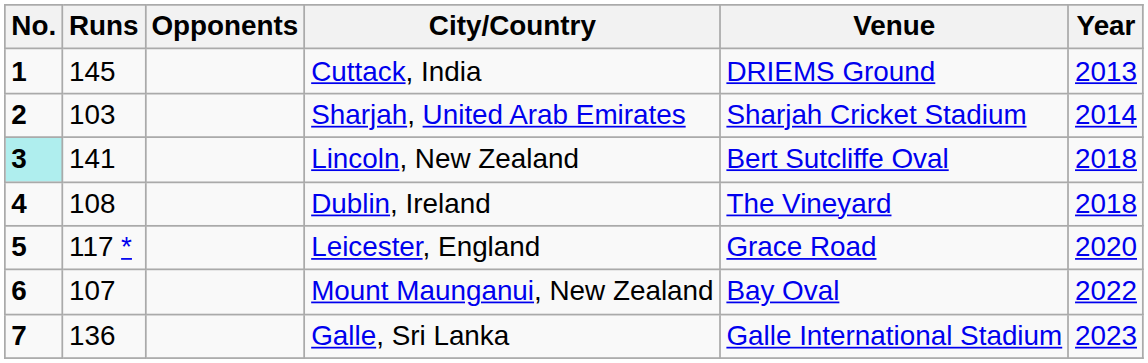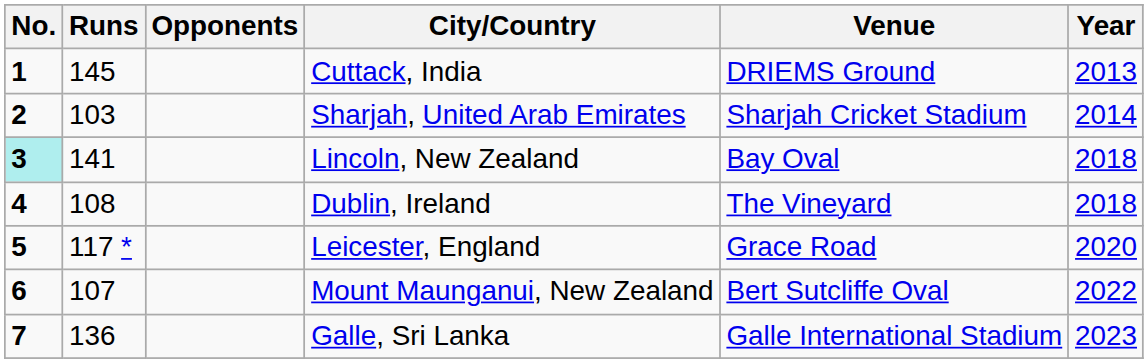(838, 159) Bert Sutcliffe Oval -> (783, 159) Bay Oval
(783, 291) Bay Oval -> (838, 291) Bert Sutcliffe Oval
